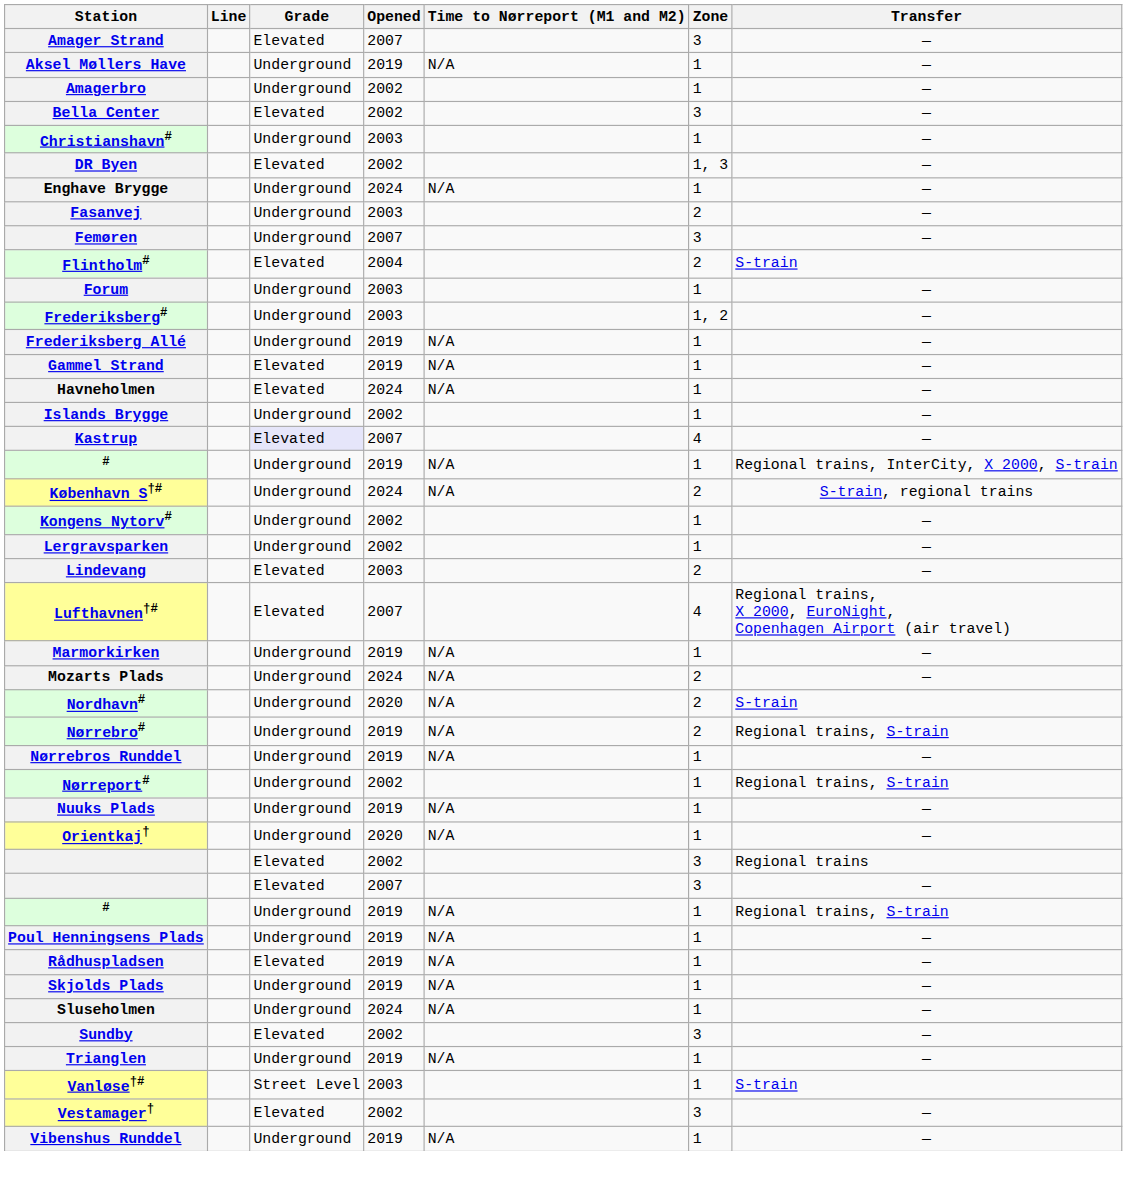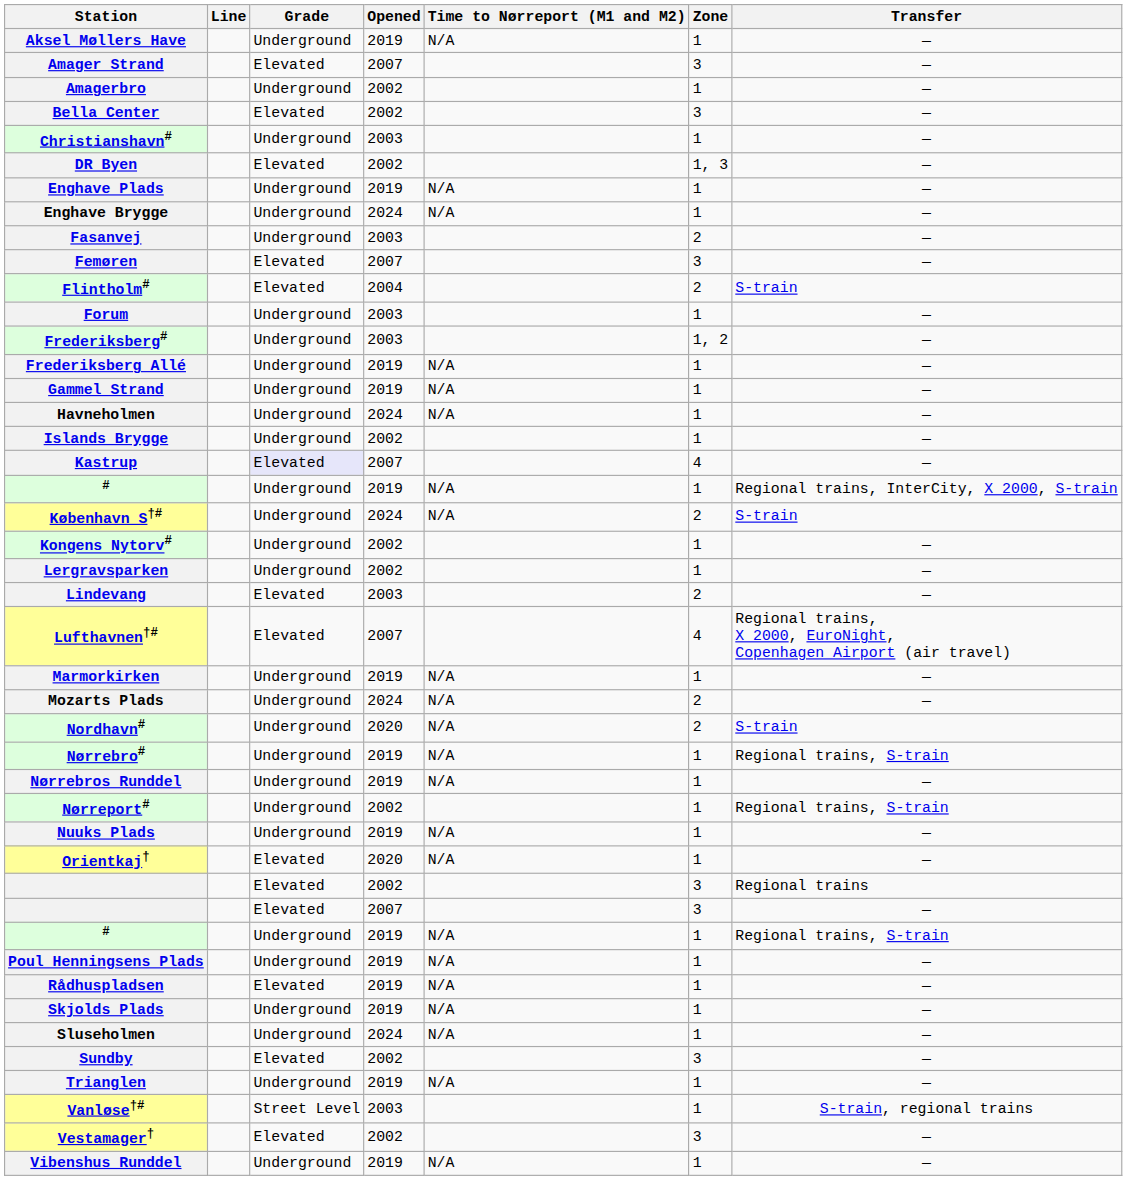rows swapped: (106, 65) <-> (106, 41)
+ row: (106, 190)
(302, 238) Underground -> (289, 262) Elevated
(289, 366) Elevated -> (302, 390) Underground
(289, 390) Elevated -> (302, 414) Underground
(927, 493) S-train, regional trains -> (766, 517) S-train
(697, 731) 2 -> (697, 756) 1
(302, 836) Underground -> (289, 860) Elevated
(766, 1085) S-train -> (927, 1109) S-train, regional trains
